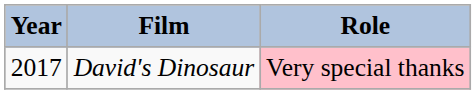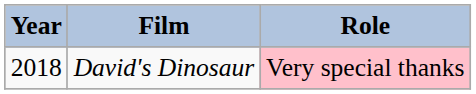(36, 67) 2017 -> (36, 67) 2018
